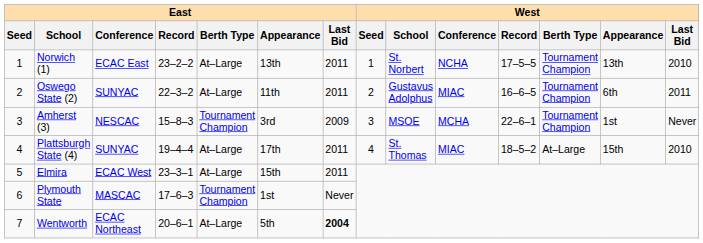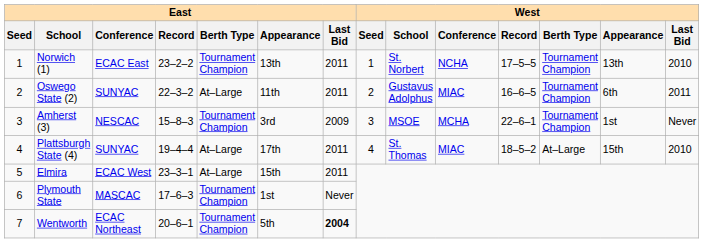(221, 64) At–Large -> (227, 64) Tournament Champion
(221, 224) At–Large -> (227, 224) Tournament Champion
